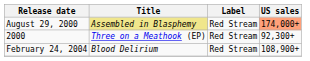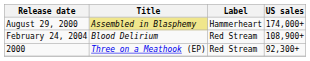(233, 24) Red Stream -> (236, 24) Hammerheart
(280, 24) lightsalmon background -> (285, 24) no background
rows swapped: (16, 37) <-> (47, 50)
